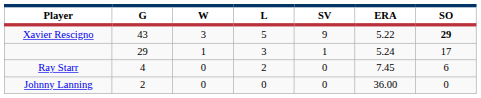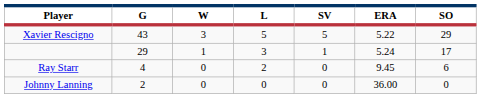(325, 34) 9 -> (325, 34) 5
(446, 34) bold -> (446, 34) normal
(385, 68) 7.45 -> (385, 68) 9.45
